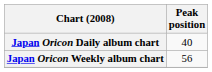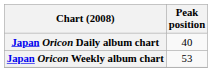(187, 59) 56 -> (187, 59) 53
